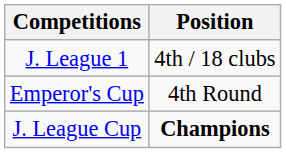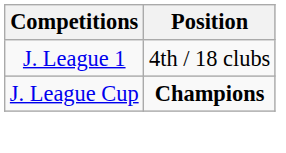- row: (77, 93)
